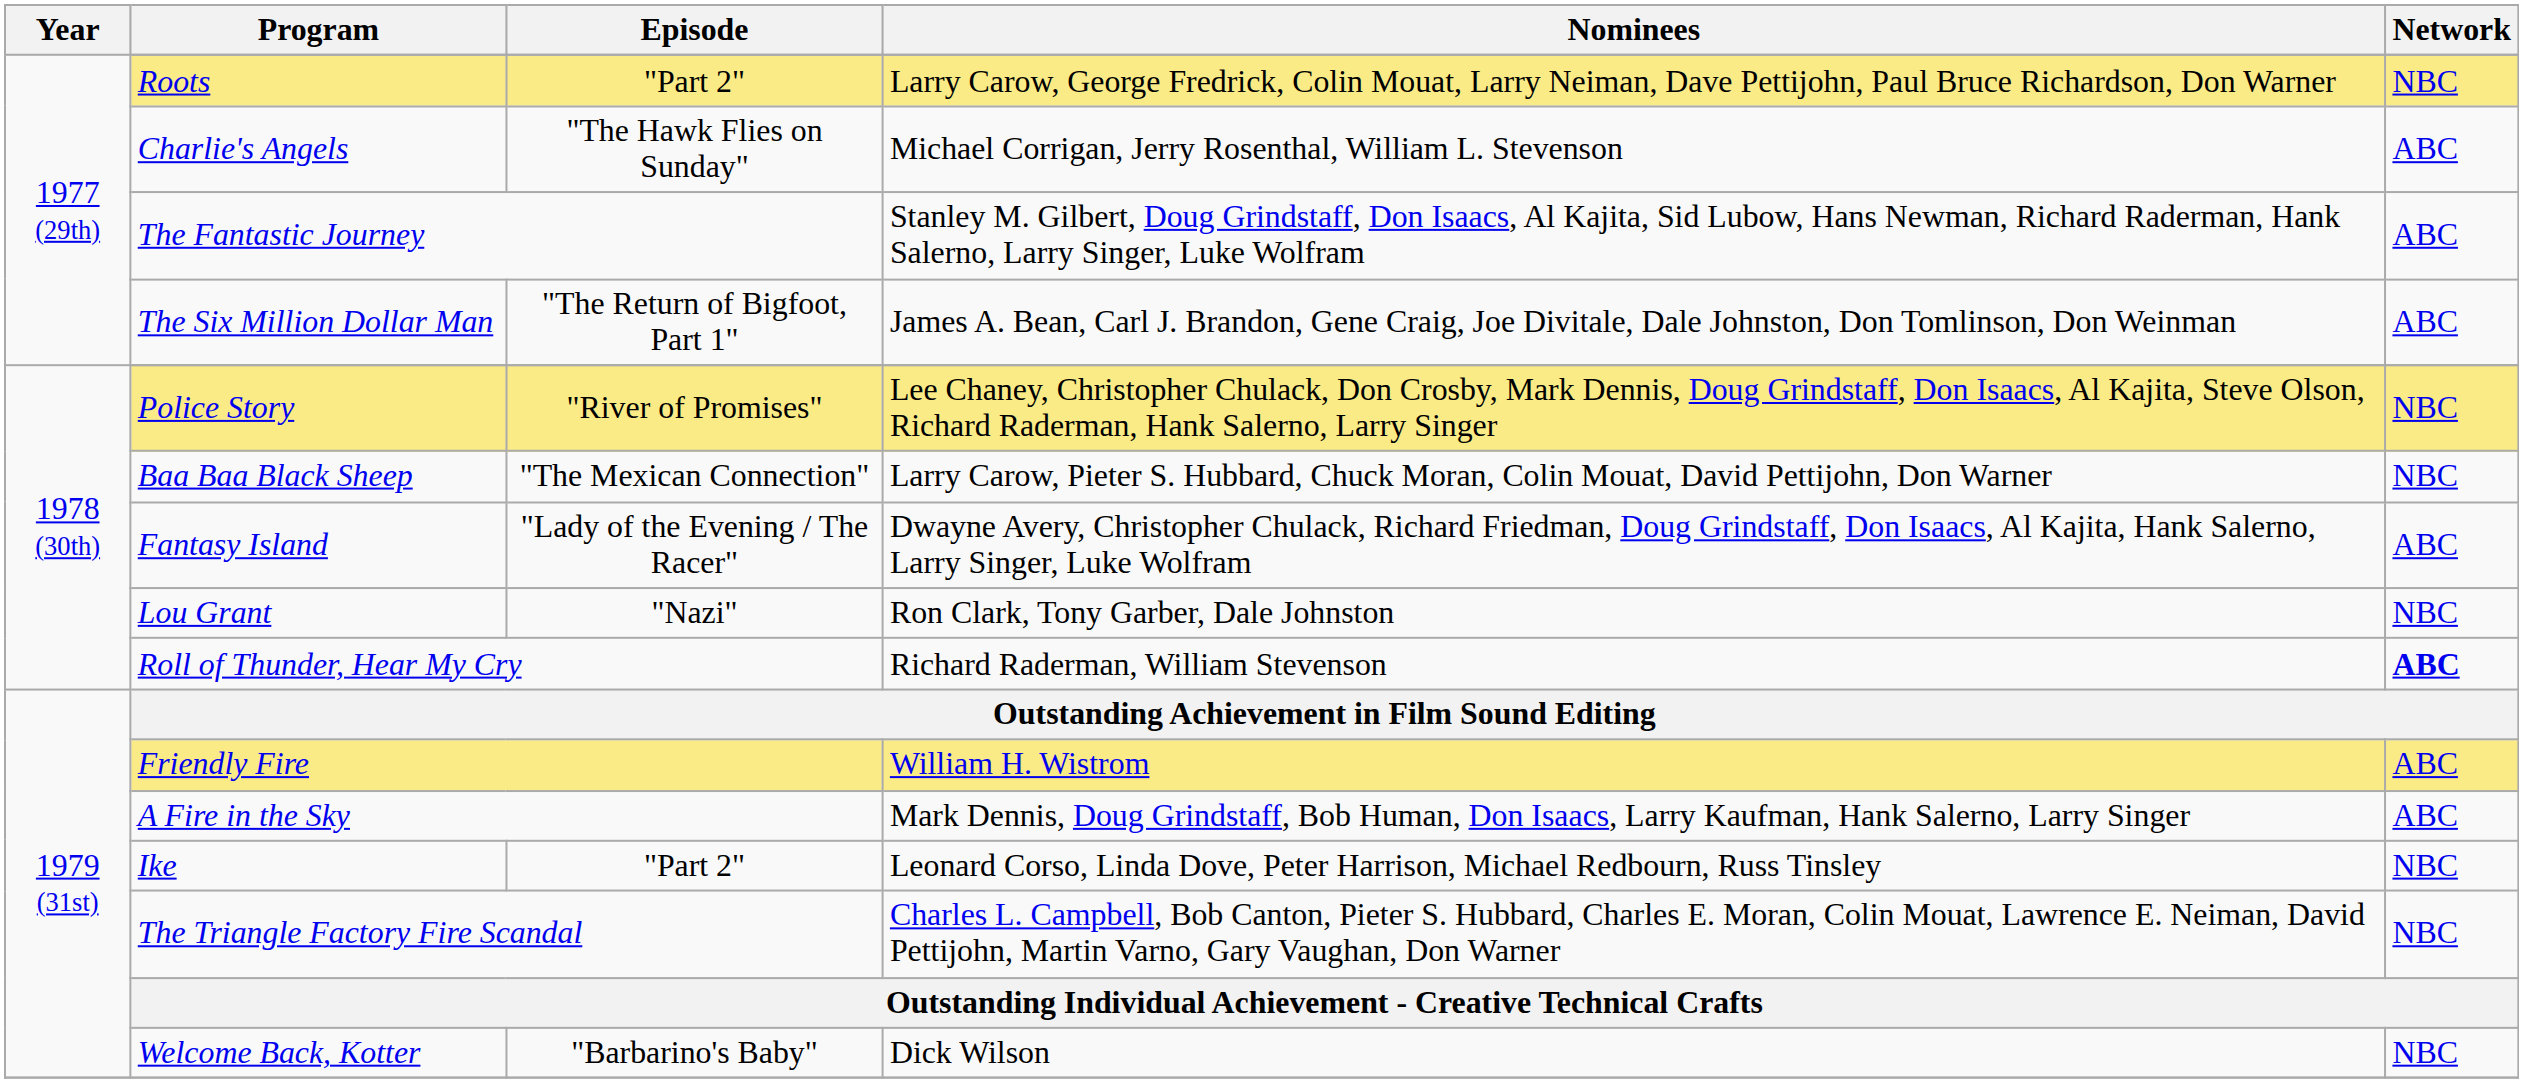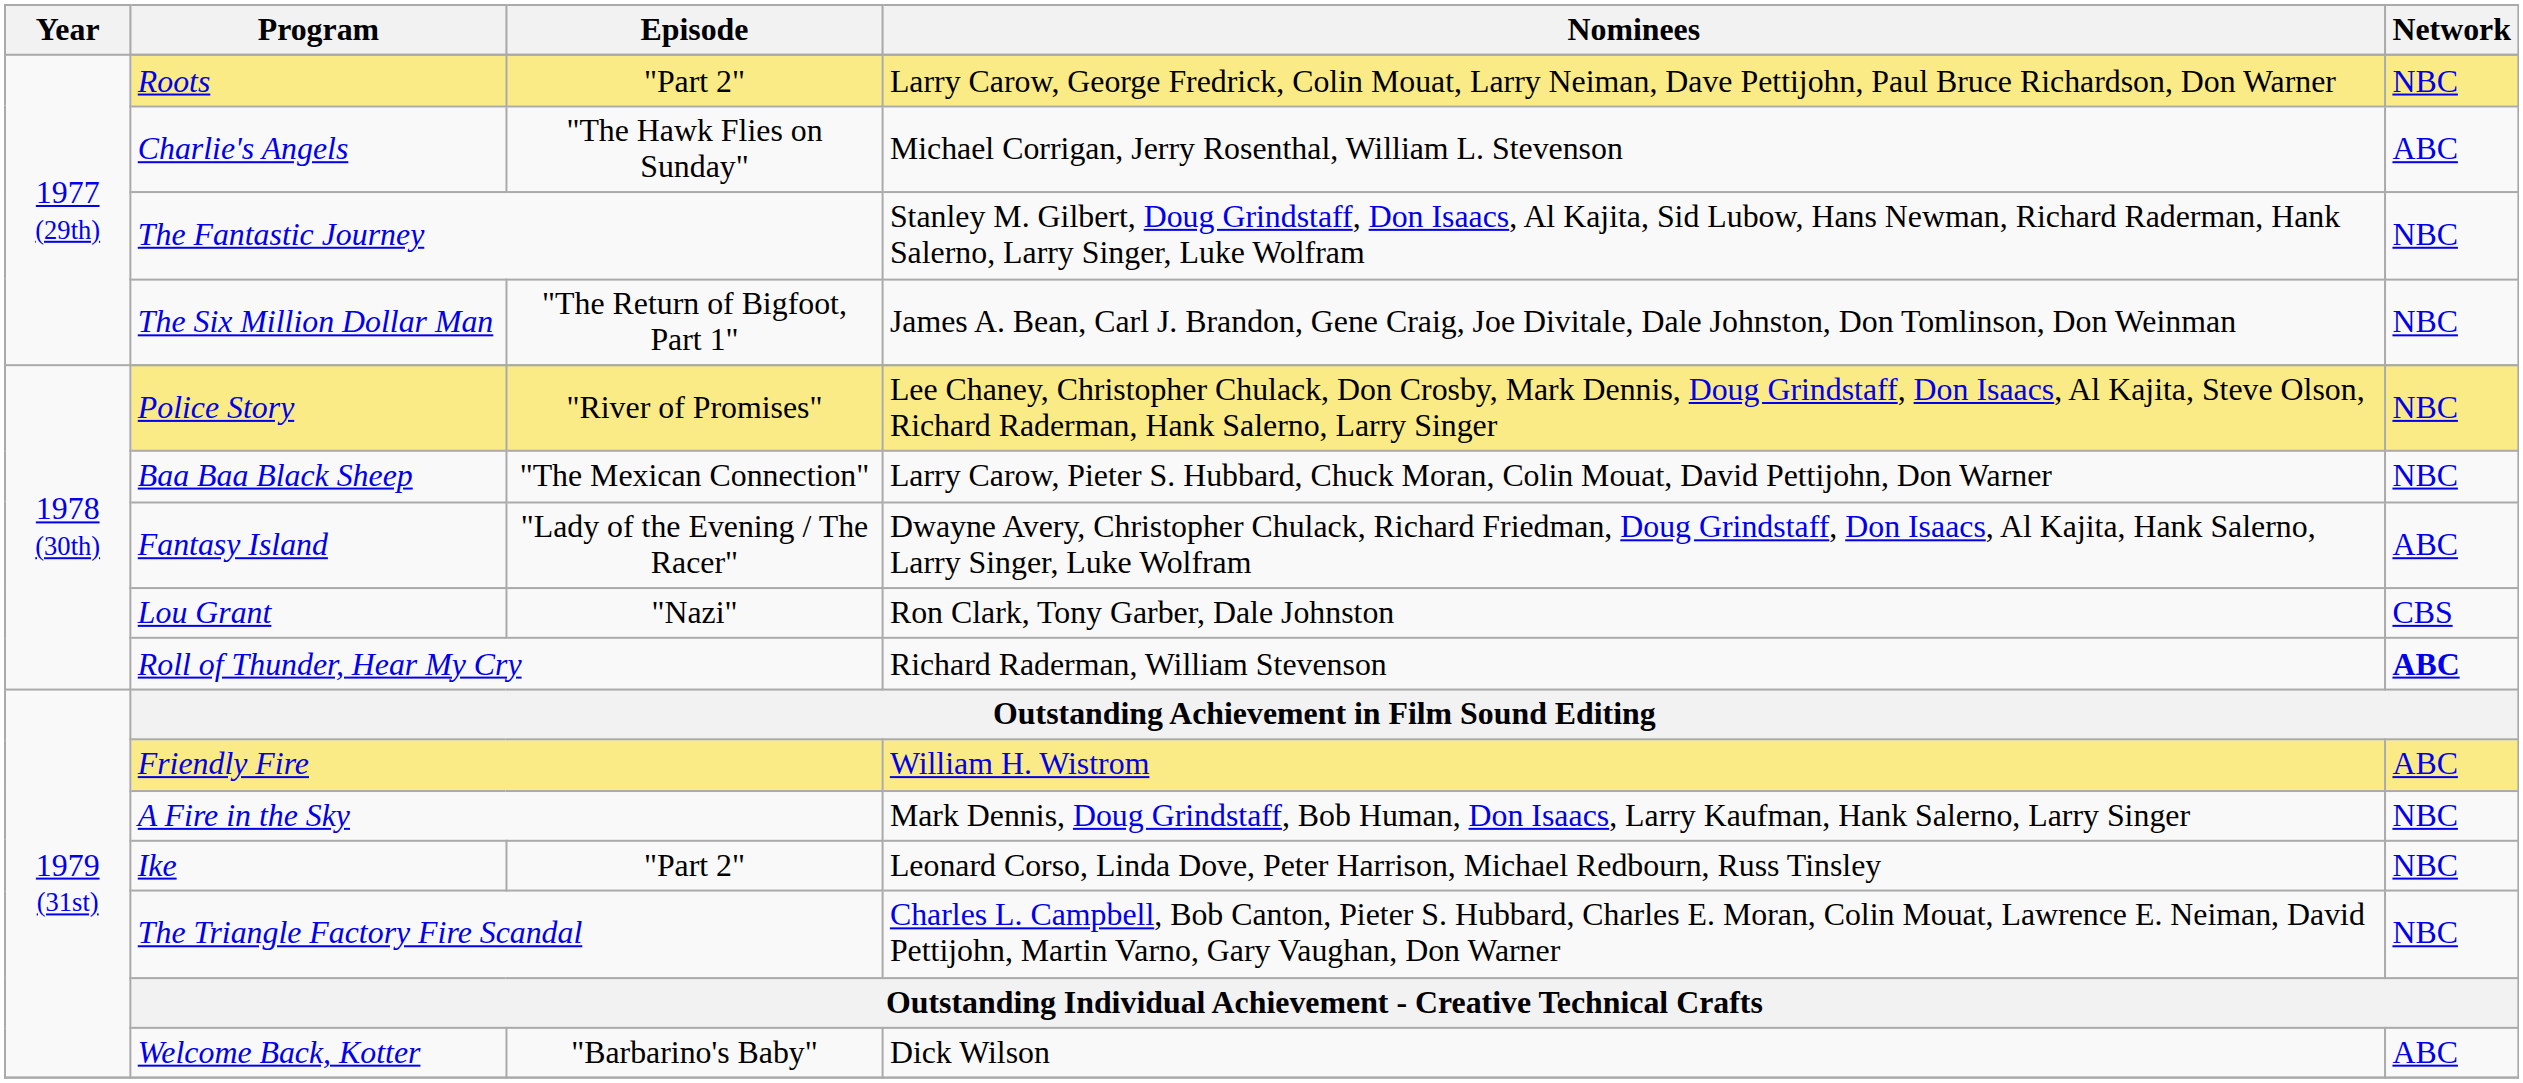(2425, 234) ABC -> (2425, 234) NBC
(2425, 321) ABC -> (2425, 321) NBC
(2425, 612) NBC -> (2423, 612) CBS
(2425, 814) ABC -> (2425, 814) NBC
(2425, 1052) NBC -> (2425, 1052) ABC
